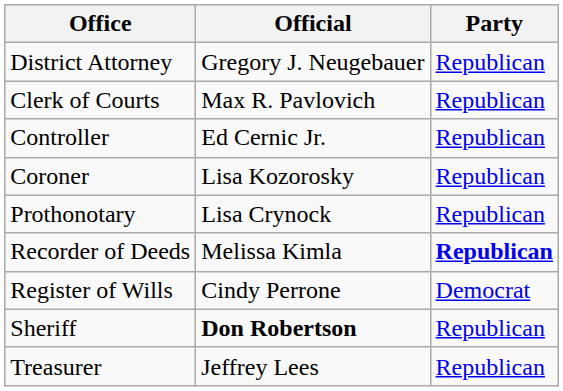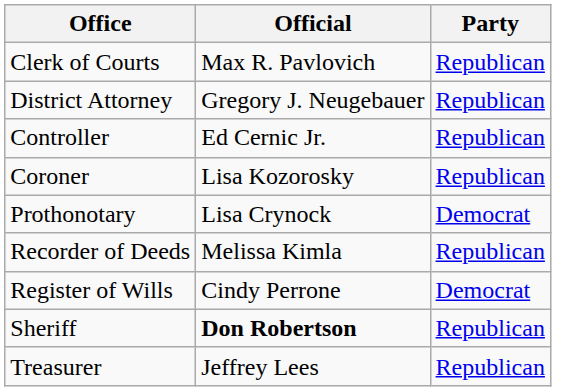rows swapped: (91, 61) <-> (85, 99)
(490, 213) Republican -> (483, 213) Democrat
(494, 251) bold -> (490, 251) normal
